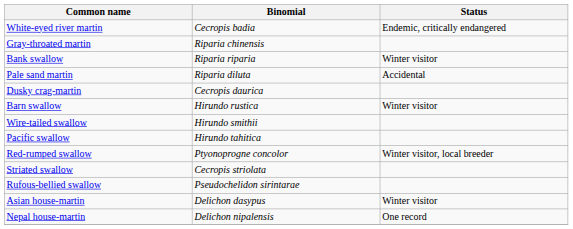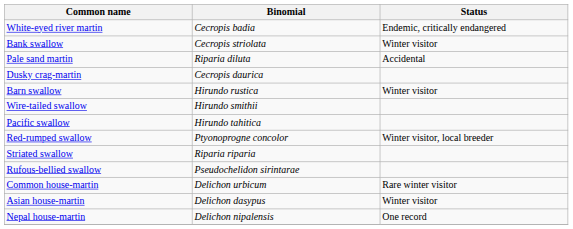- row: (49, 43)
(225, 59) Riparia riparia -> (230, 43) Cecropis striolata
(230, 169) Cecropis striolata -> (225, 153) Riparia riparia
+ row: (52, 185)
